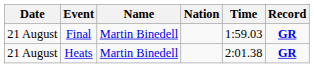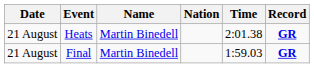rows swapped: (79, 53) <-> (79, 33)
